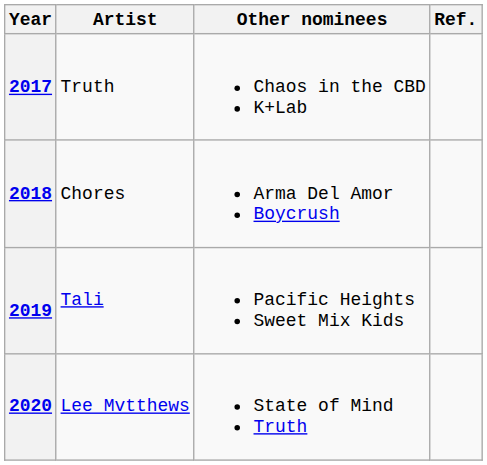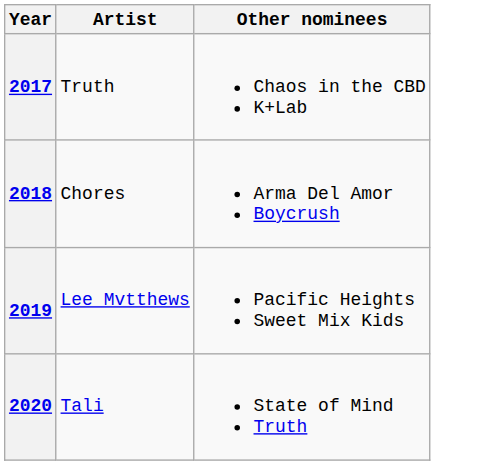- column: (456, 19)
(82, 300) Tali -> (125, 300) Lee Mvtthews
(125, 407) Lee Mvtthews -> (82, 407) Tali
